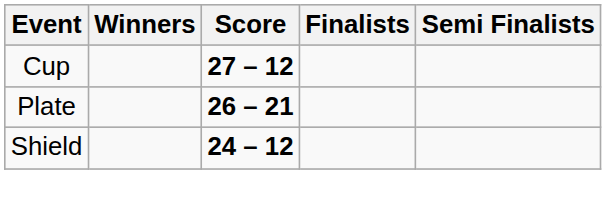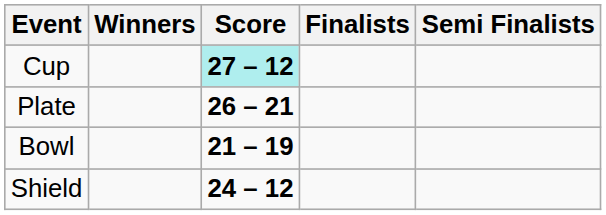(250, 65) no background -> (250, 65) paleturquoise background
+ row: (47, 147)
